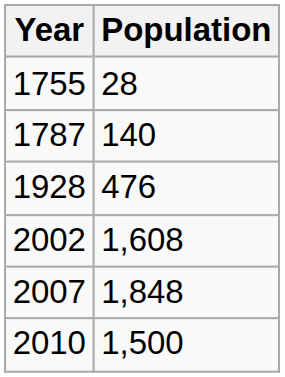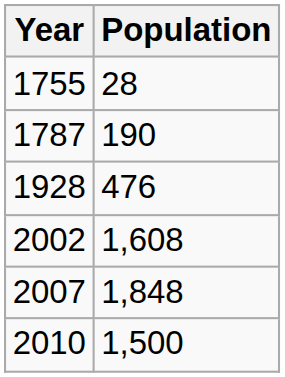(129, 135) 140 -> (129, 135) 190
